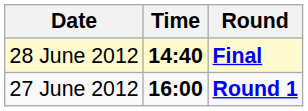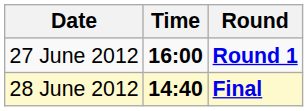rows swapped: (74, 88) <-> (74, 55)
